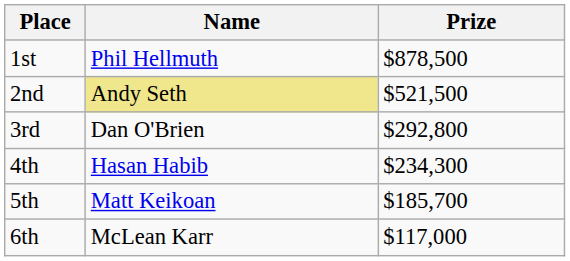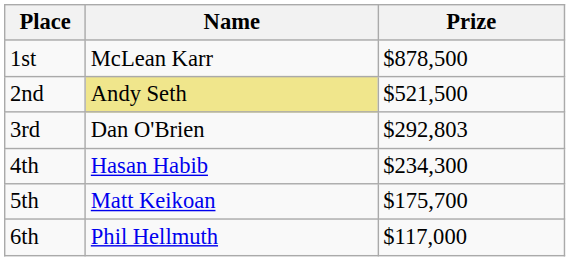(154, 58) Phil Hellmuth -> (152, 58) McLean Karr
(426, 129) $292,800 -> (426, 129) $292,803
(426, 201) $185,700 -> (426, 201) $175,700
(152, 237) McLean Karr -> (154, 237) Phil Hellmuth
